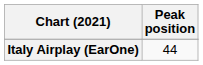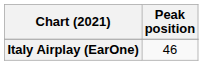(170, 49) 44 -> (170, 49) 46
